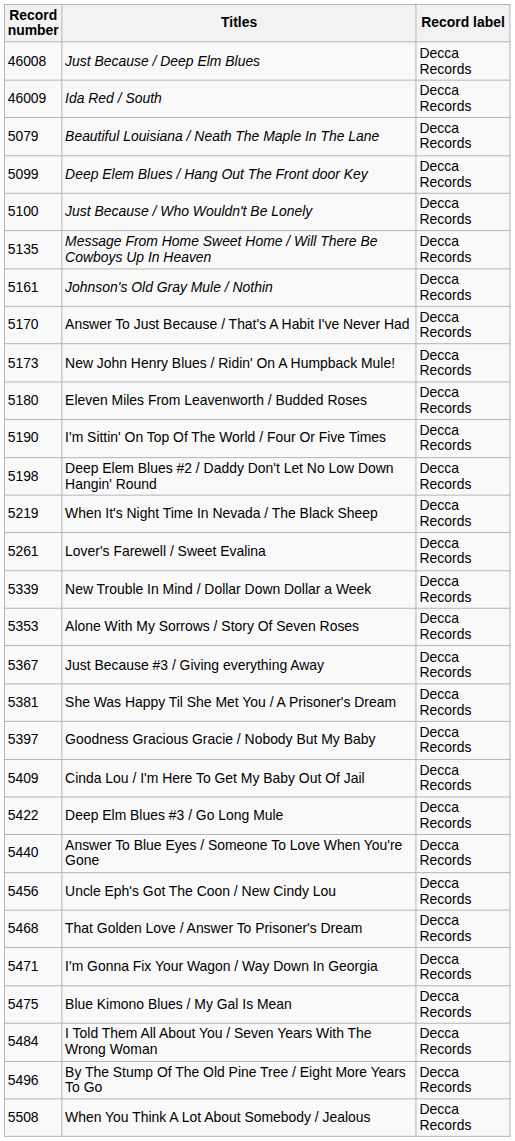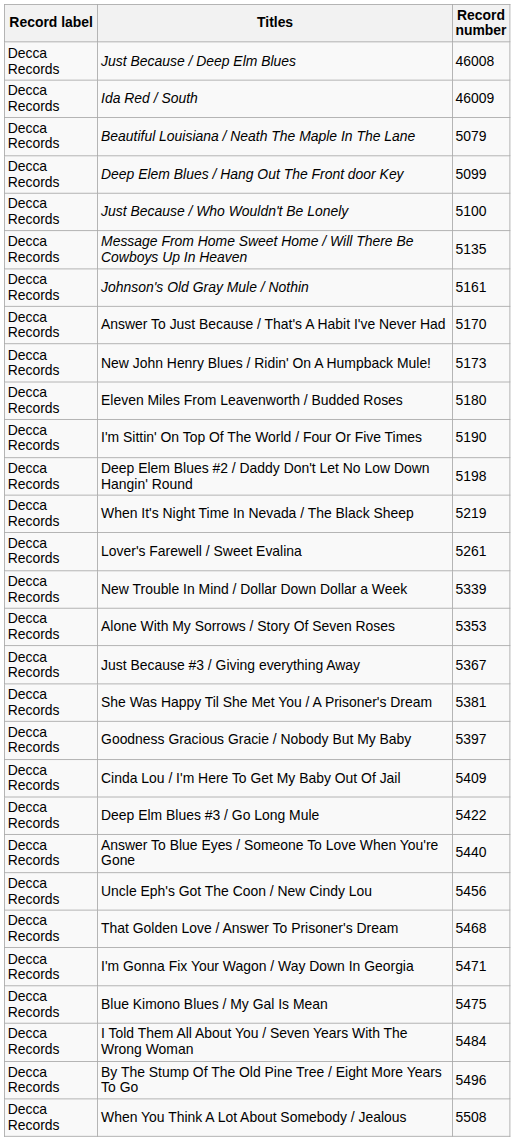columns swapped: (33, 23) <-> (463, 23)
